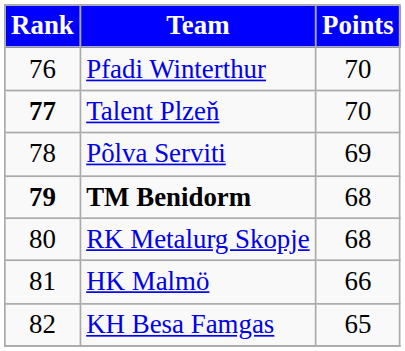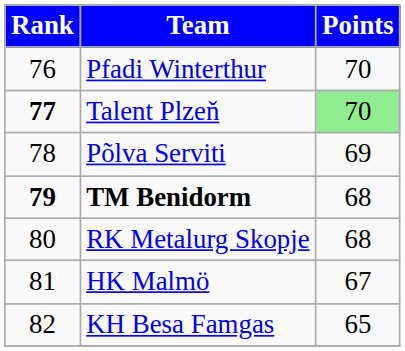(358, 111) no background -> (358, 111) lightgreen background
(358, 281) 66 -> (358, 281) 67
